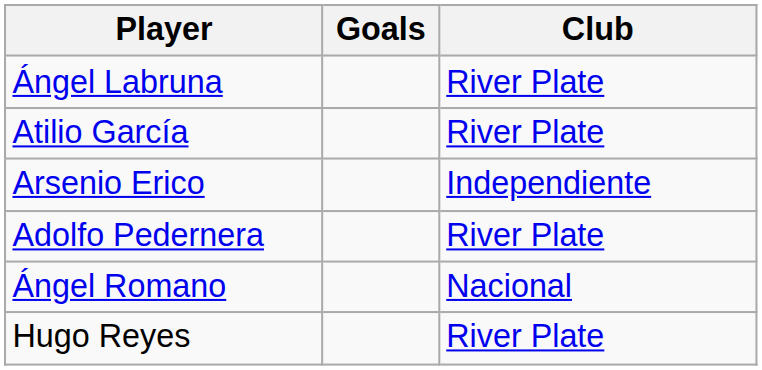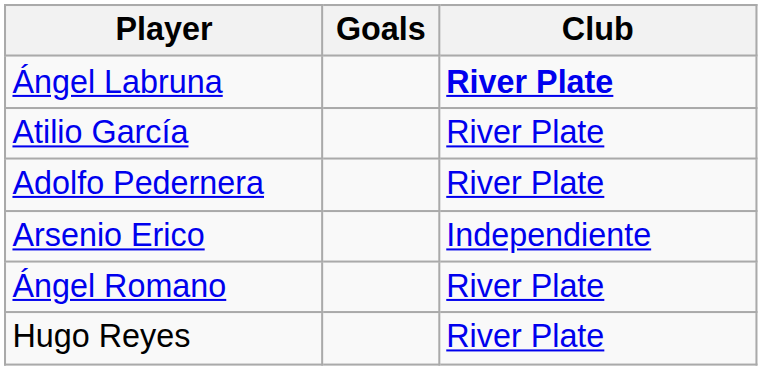(525, 81) normal -> (530, 81) bold
rows swapped: (138, 235) <-> (109, 183)
(509, 286) Nacional -> (525, 286) River Plate
